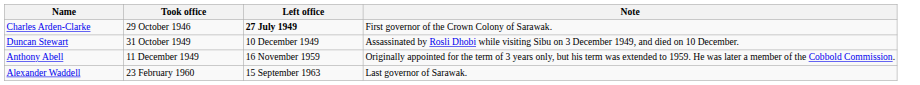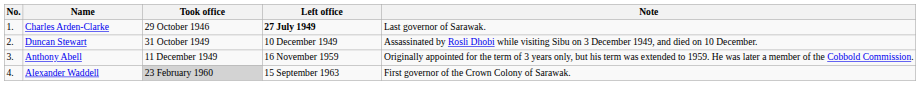+ column: (14, 12)
(459, 27) First governor of the Crown Colony of Sarawak. -> (435, 27) Last governor of Sarawak.
(160, 73) no background -> (179, 73) lightgrey background
(416, 73) Last governor of Sarawak. -> (477, 73) First governor of the Crown Colony of Sarawak.
